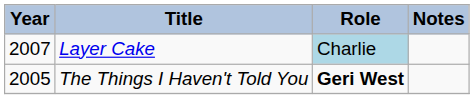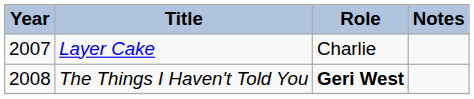(347, 49) lightblue background -> (347, 49) no background
(30, 78) 2005 -> (30, 78) 2008
